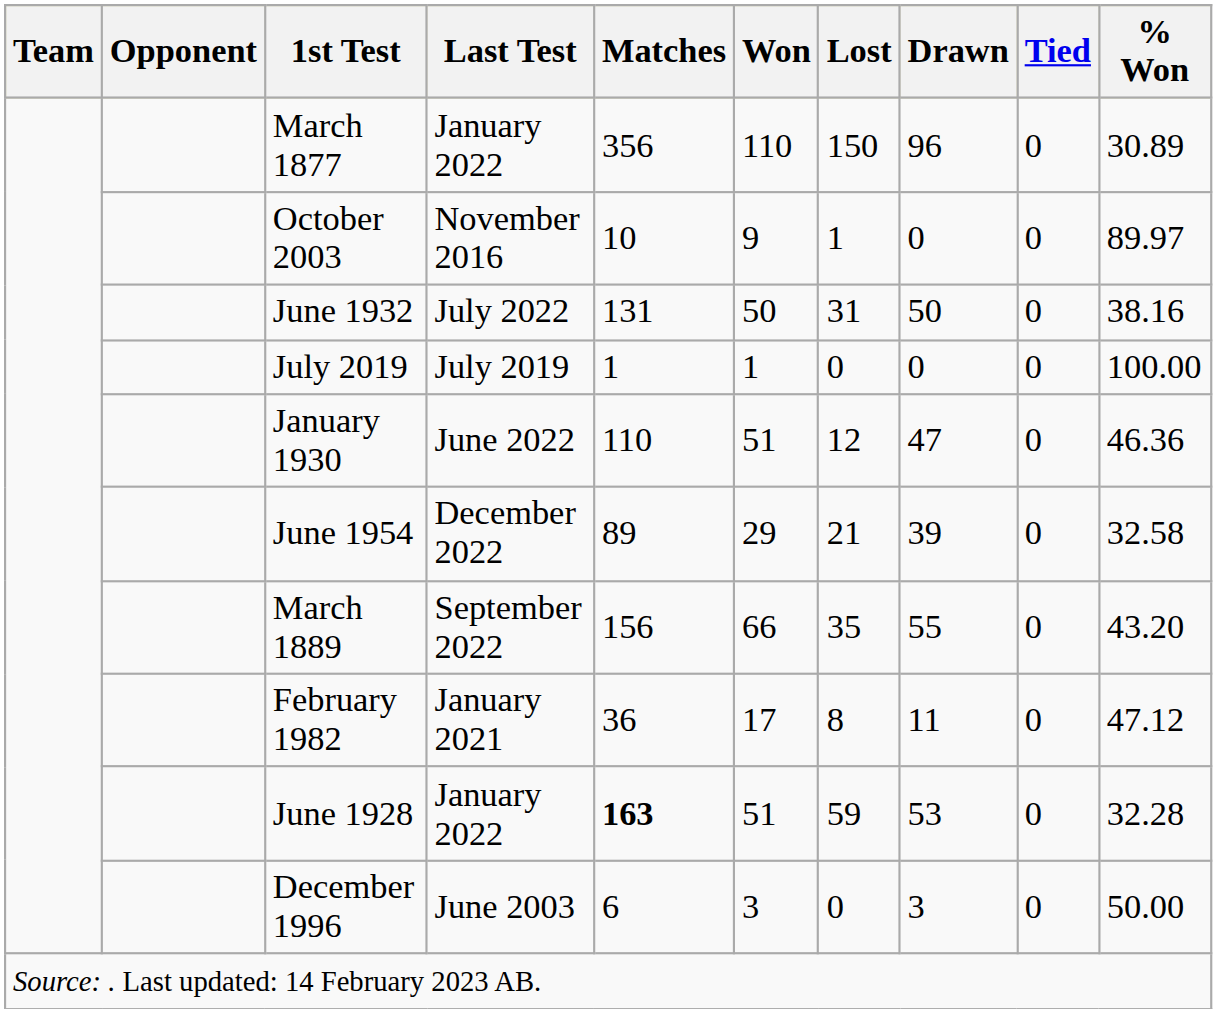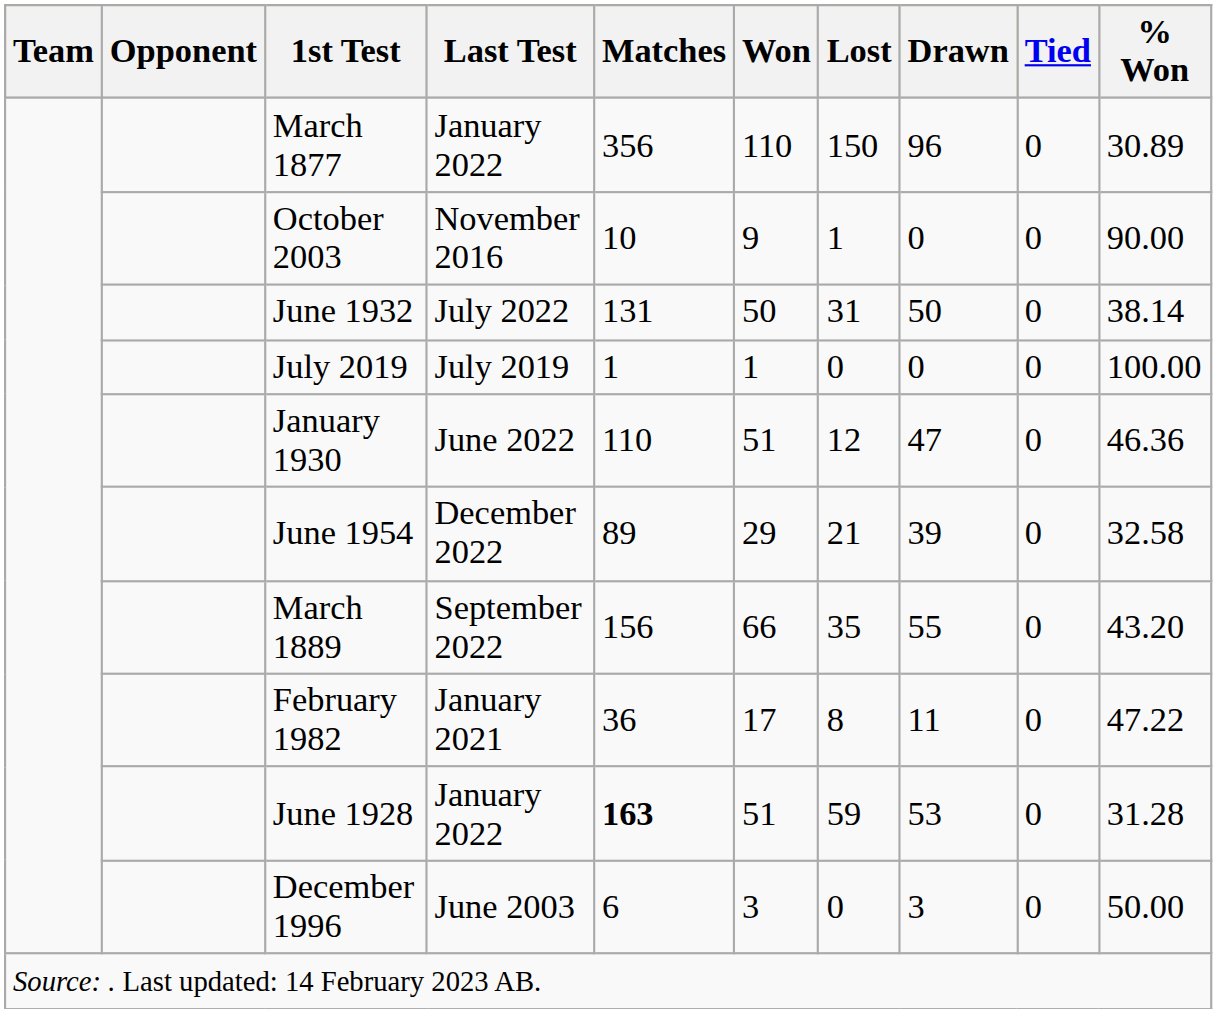(1146, 237) 89.97 -> (1146, 237) 90.00
(1146, 311) 38.16 -> (1146, 311) 38.14
(1146, 719) 47.12 -> (1146, 719) 47.22
(1146, 813) 32.28 -> (1146, 813) 31.28
